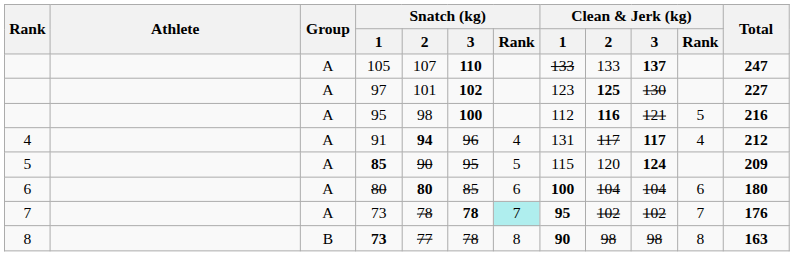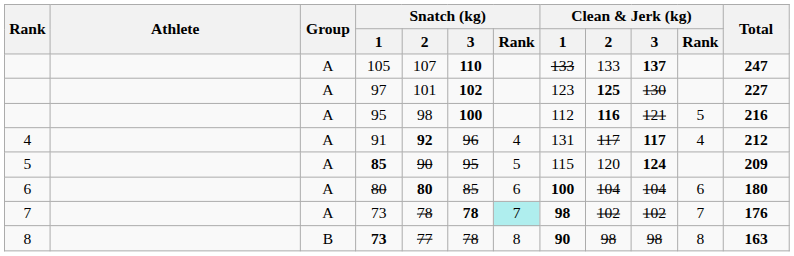(425, 139) 94 -> (425, 139) 92
(563, 213) 95 -> (563, 213) 98
